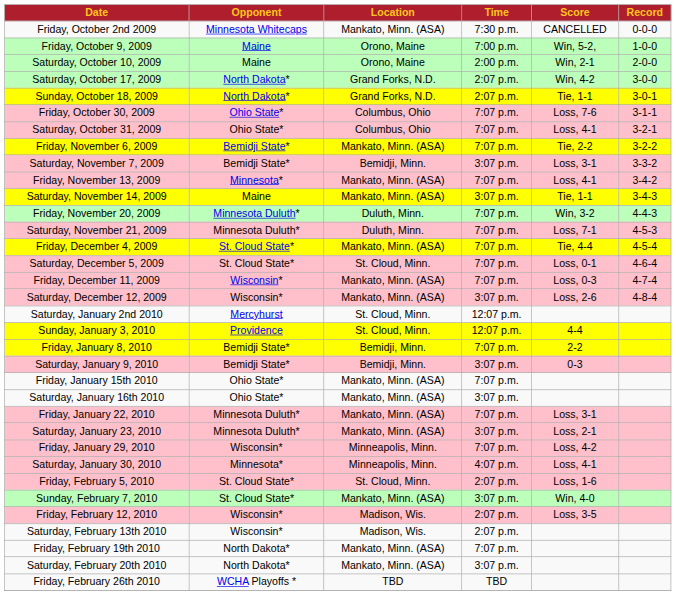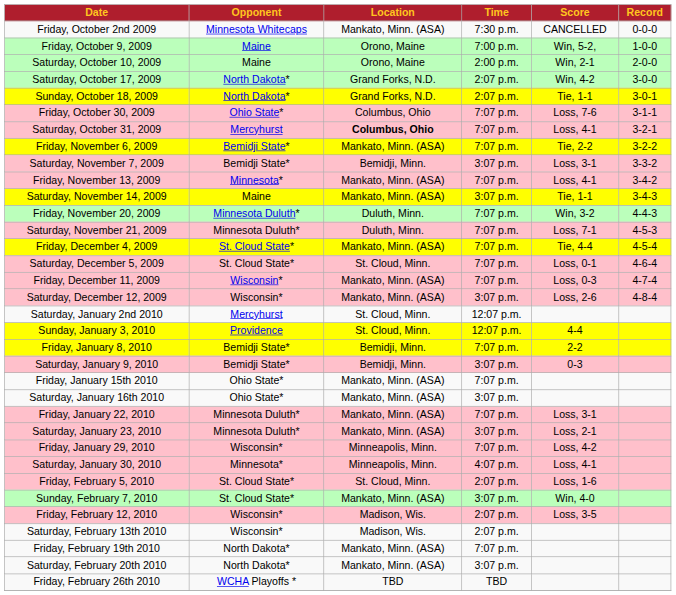(256, 130) Ohio State* -> (256, 130) Mercyhurst
(393, 130) normal -> (393, 130) bold
